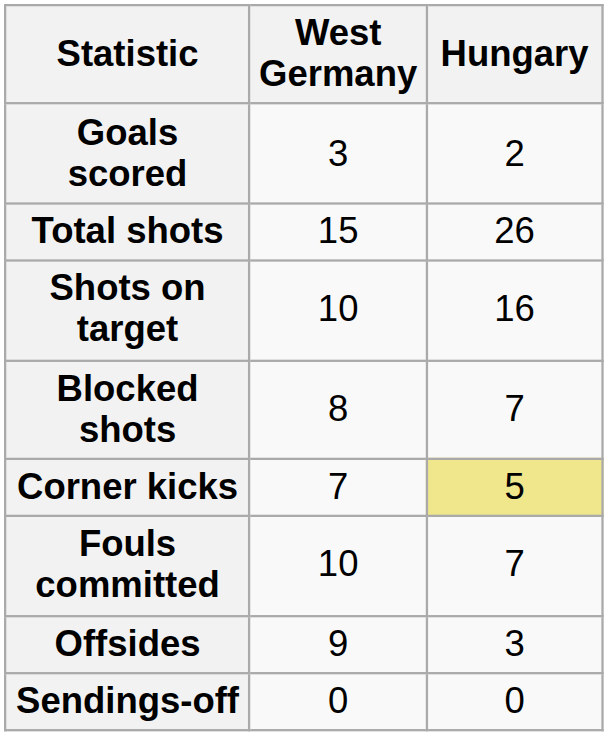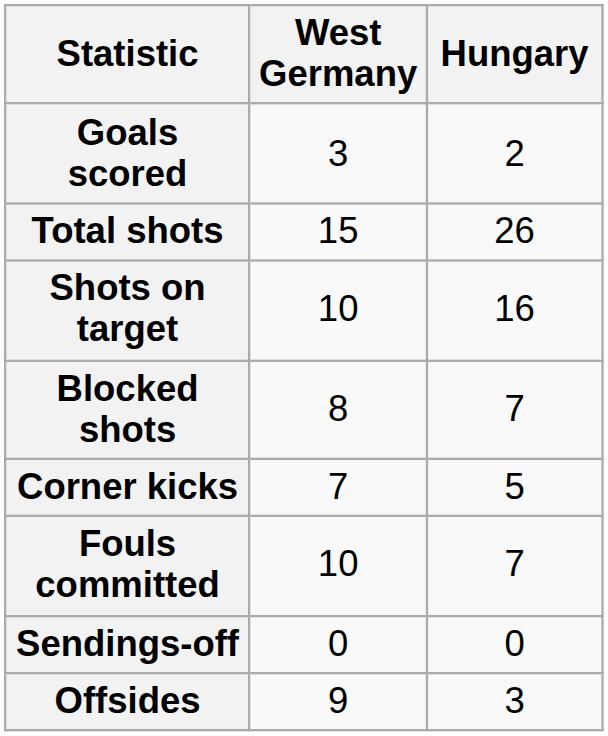(515, 486) khaki background -> (515, 486) no background
rows swapped: (128, 643) <-> (128, 701)
